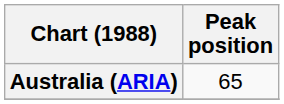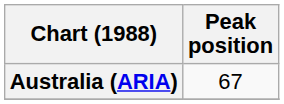(231, 81) 65 -> (231, 81) 67
